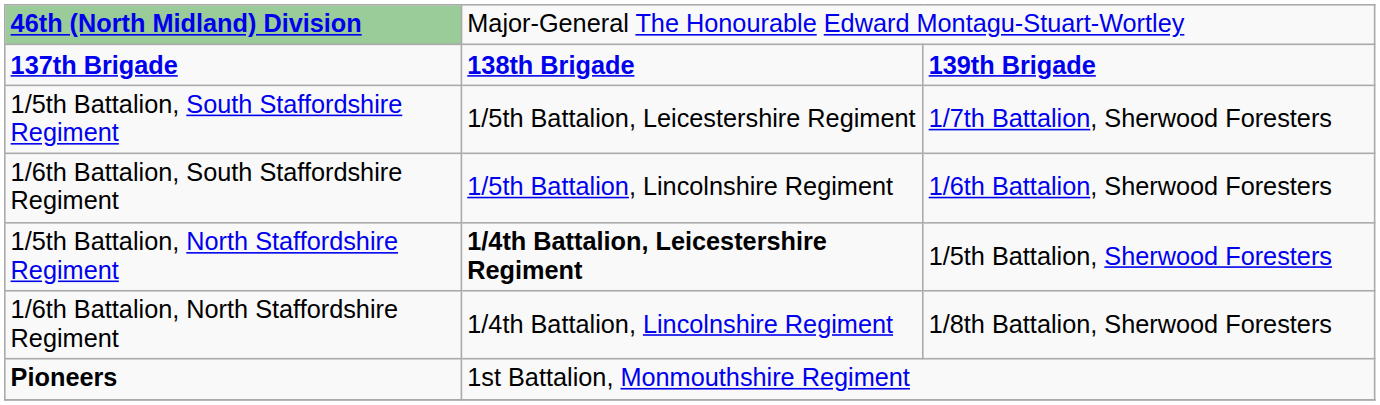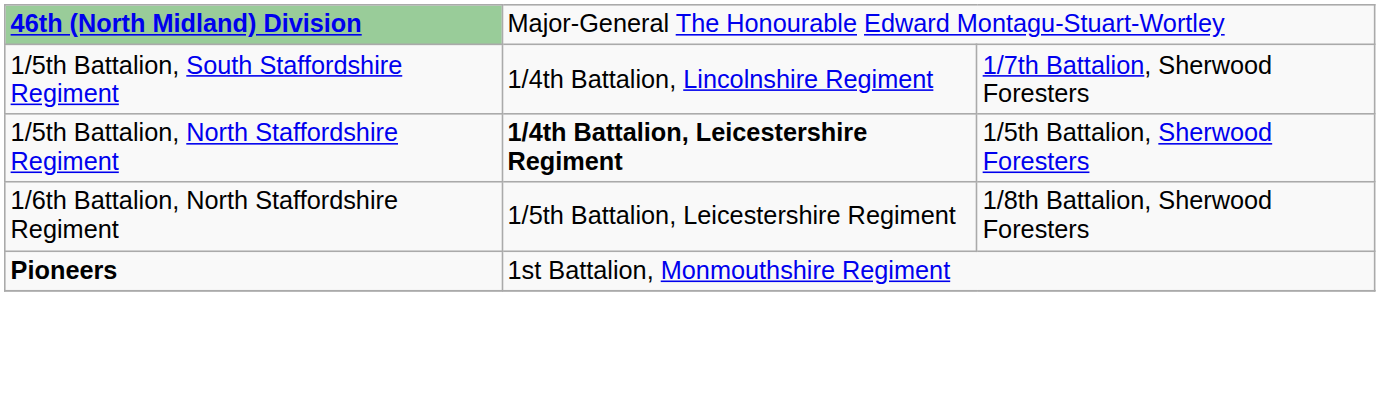- row: (94, 64)
(691, 118) 1/5th Battalion, Leicestershire Regiment -> (720, 78) 1/4th Battalion, Lincolnshire Regiment
- row: (206, 187)
(680, 324) 1/4th Battalion, Lincolnshire Regiment -> (732, 215) 1/5th Battalion, Leicestershire Regiment
